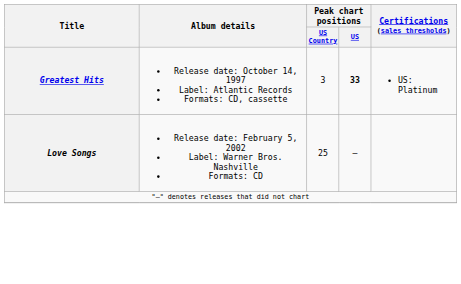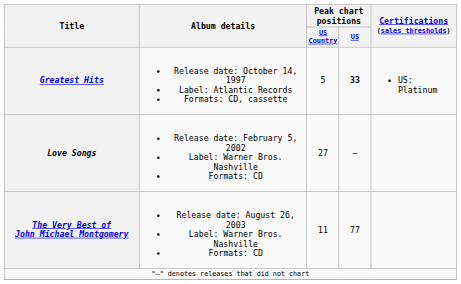(323, 81) 3 -> (323, 81) 5
(323, 153) 25 -> (323, 153) 27
+ row: (72, 230)
